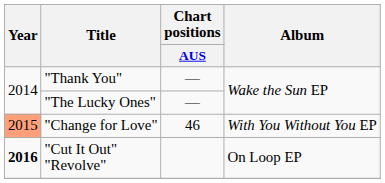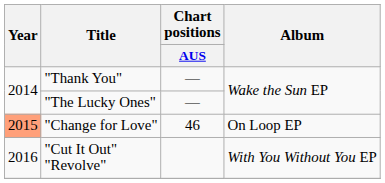(302, 125) With You Without You EP -> (265, 125) On Loop EP
(23, 157) bold -> (23, 157) normal
(265, 157) On Loop EP -> (302, 157) With You Without You EP
